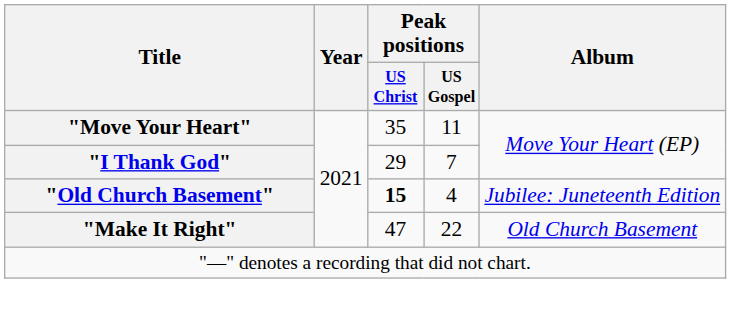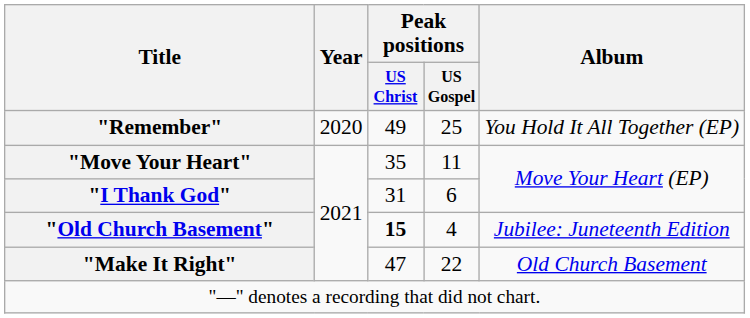+ row: (160, 127)
(395, 161) 29 -> (395, 195) 31
(451, 161) 7 -> (451, 195) 6
